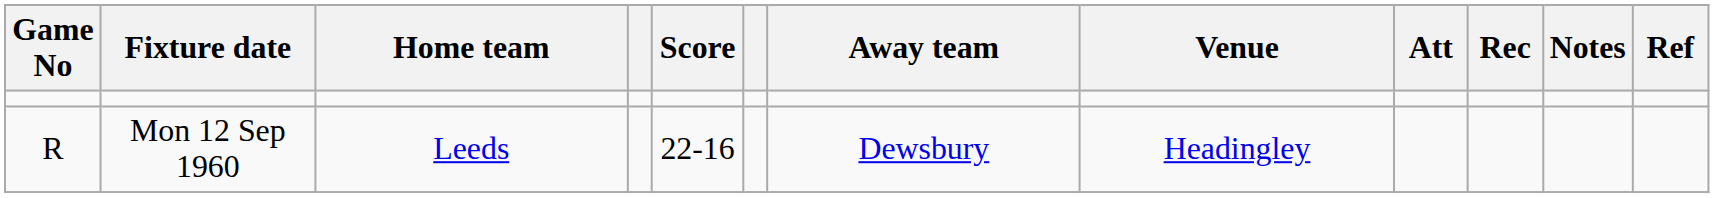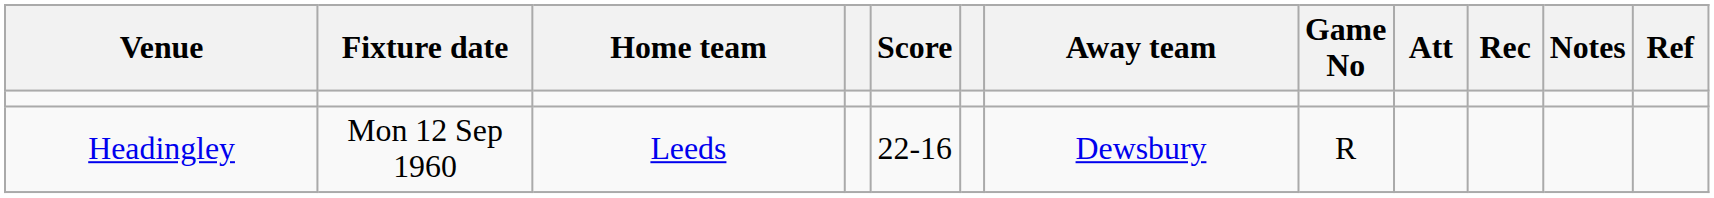columns swapped: (53, 47) <-> (1237, 47)
